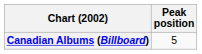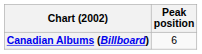(174, 40) 5 -> (174, 40) 6
